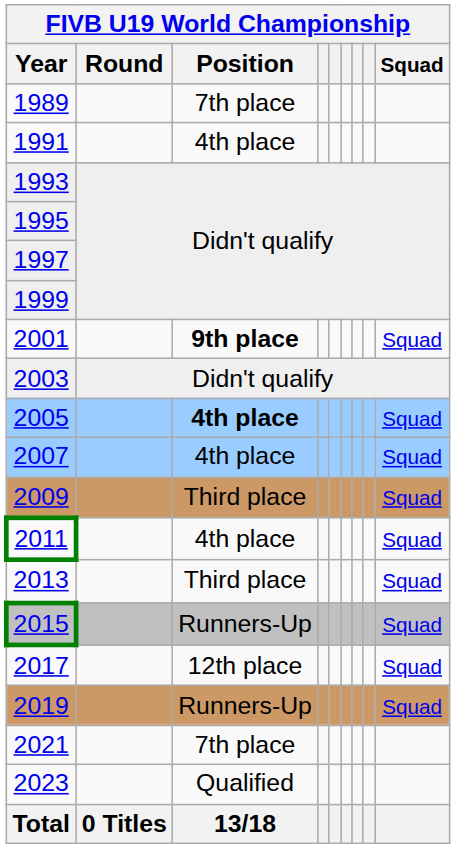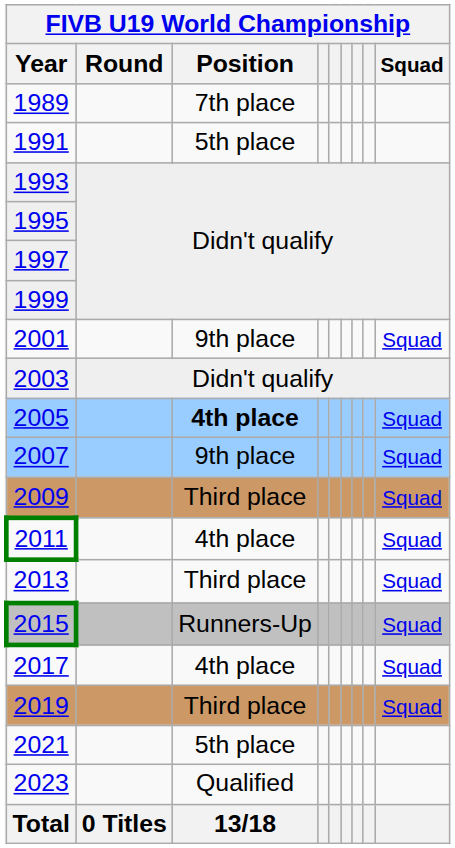(245, 142) 4th place -> (245, 142) 5th place
(245, 338) bold -> (245, 338) normal
(245, 456) 4th place -> (245, 456) 9th place
(245, 665) 12th place -> (245, 665) 4th place
(245, 705) Runners-Up -> (245, 705) Third place
(245, 744) 7th place -> (245, 744) 5th place
